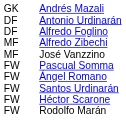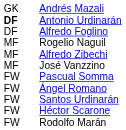(11, 20) normal -> (11, 20) bold
+ row: (73, 43)
